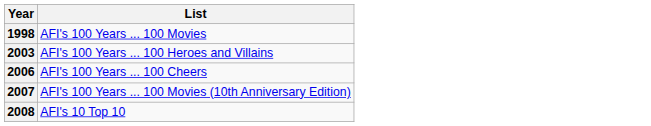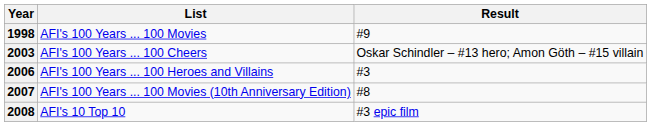+ column: (500, 14)
(157, 53) AFI's 100 Years ... 100 Heroes and Villains -> (124, 53) AFI's 100 Years ... 100 Cheers
(124, 72) AFI's 100 Years ... 100 Cheers -> (157, 72) AFI's 100 Years ... 100 Heroes and Villains
